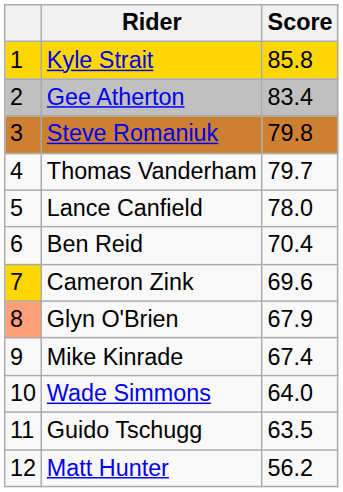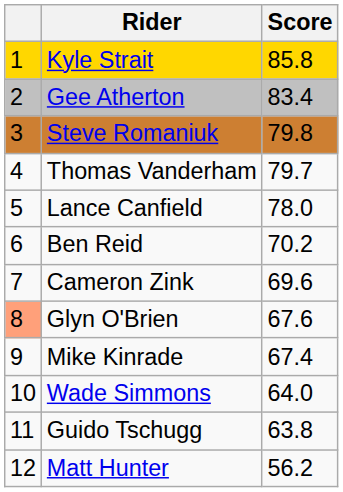(290, 245) 70.4 -> (290, 245) 70.2
(17, 282) gold background -> (17, 282) no background
(290, 319) 67.9 -> (290, 319) 67.6
(290, 430) 63.5 -> (290, 430) 63.8
